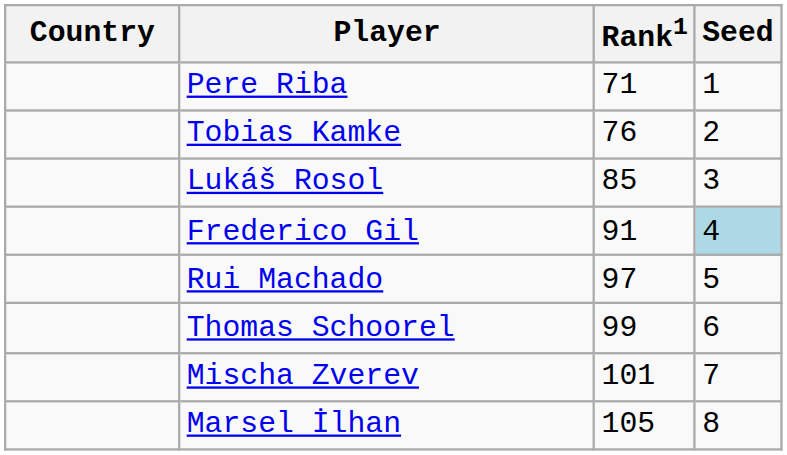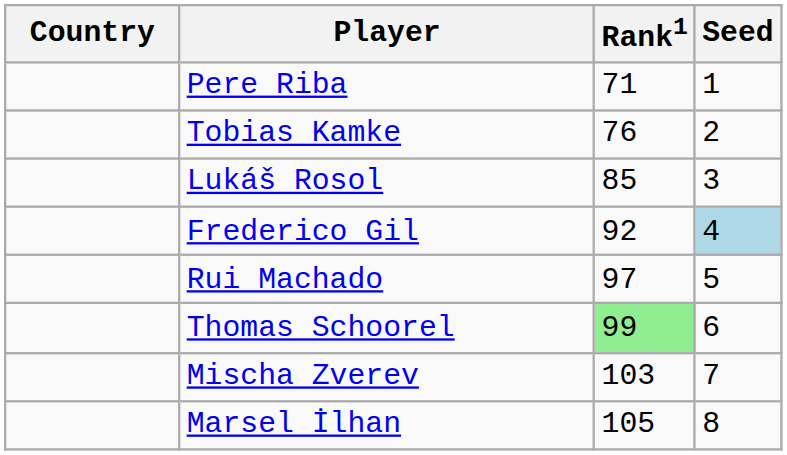(619, 231) 91 -> (619, 231) 92
(619, 328) no background -> (619, 328) lightgreen background
(628, 377) 101 -> (628, 377) 103
